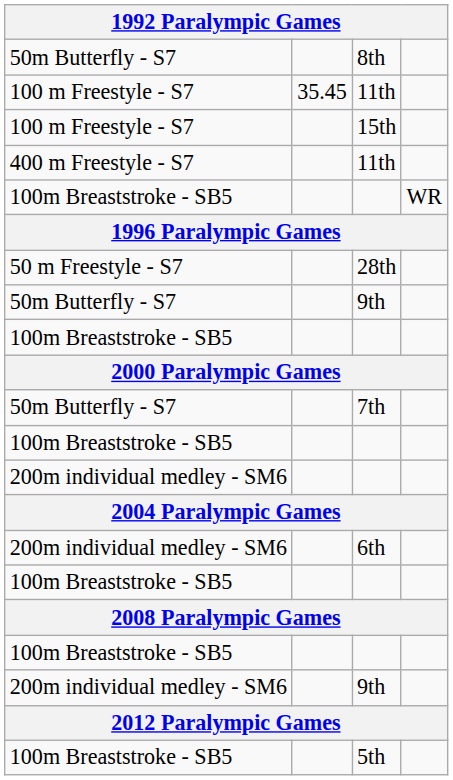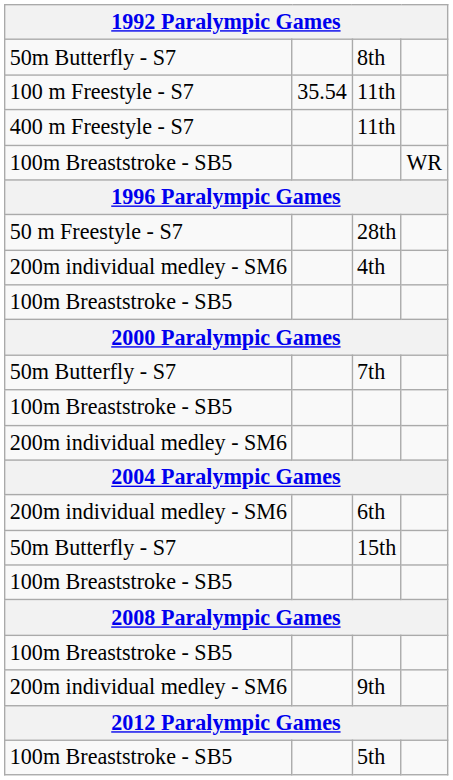(322, 92) 35.45 -> (322, 92) 35.54
- row: (102, 127)
- row: (93, 302)
+ row: (148, 267)
+ row: (93, 547)
